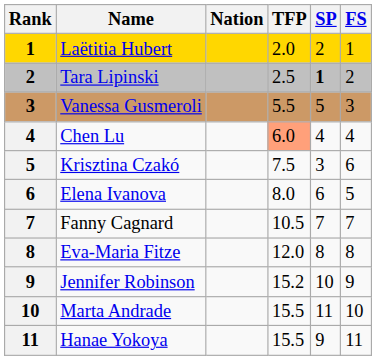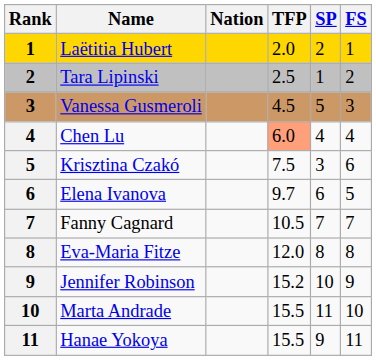(320, 77) bold -> (320, 77) normal
(283, 106) 5.5 -> (283, 106) 4.5
(283, 194) 8.0 -> (283, 194) 9.7
